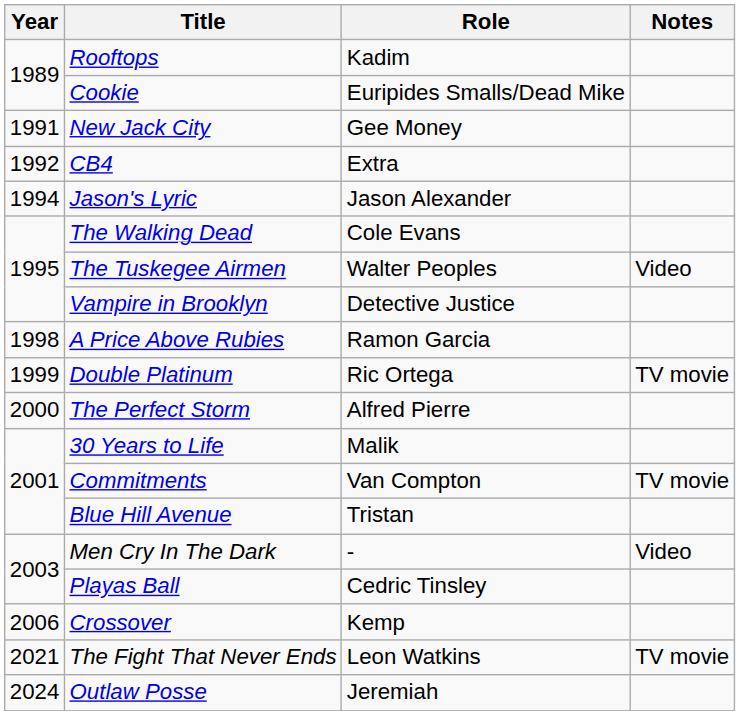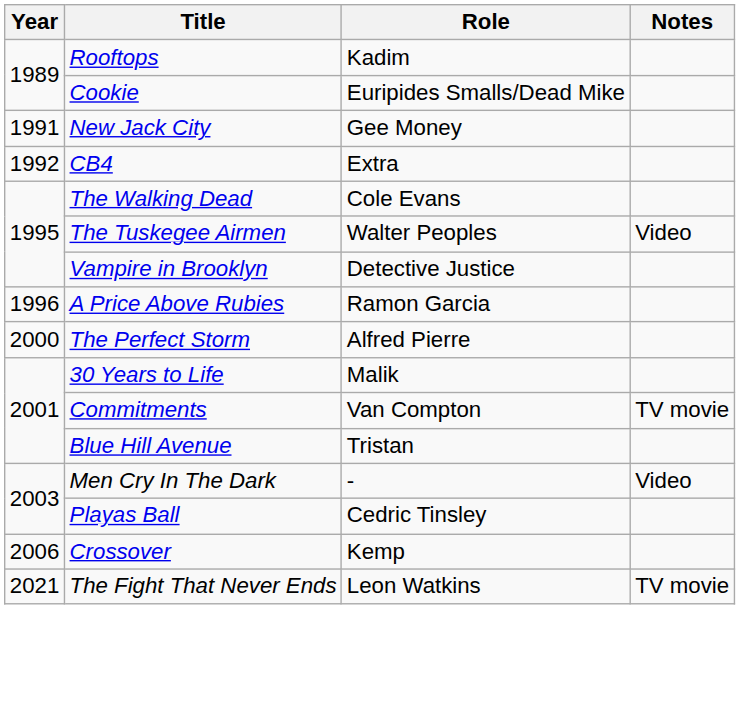- row: (133, 198)
(35, 339) 1998 -> (35, 304) 1996
- row: (151, 374)
- row: (138, 692)
